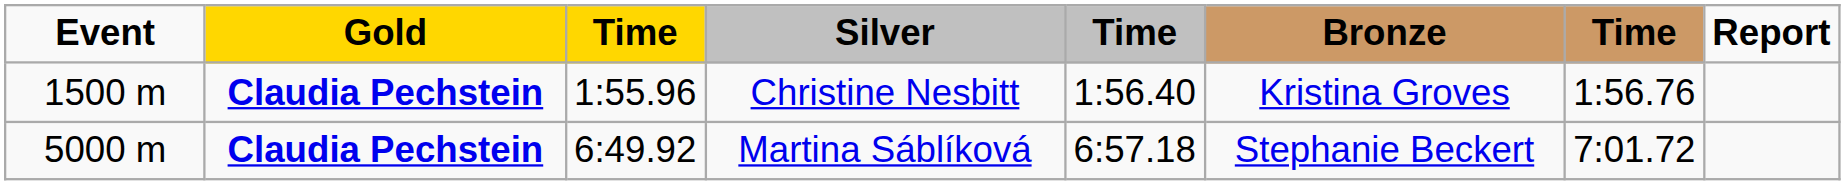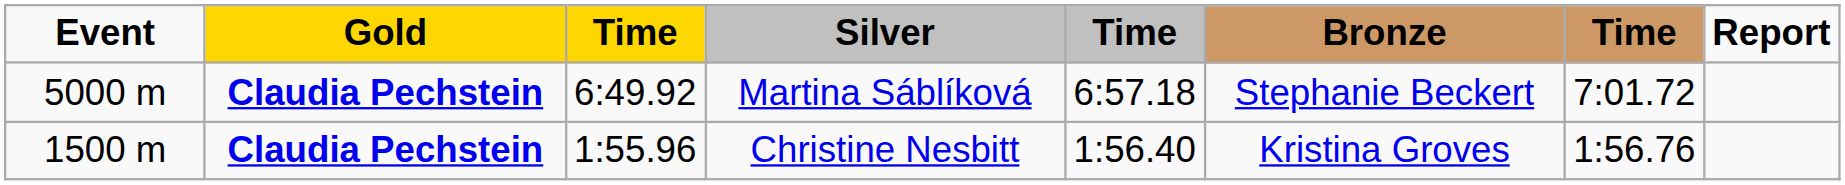rows swapped: (885, 91) <-> (885, 149)
